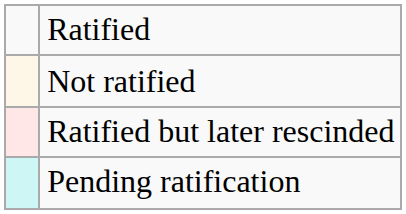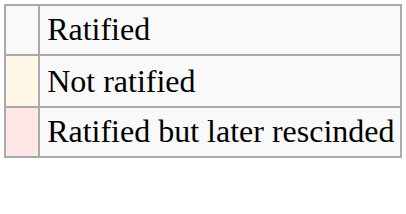- row: (174, 182)
